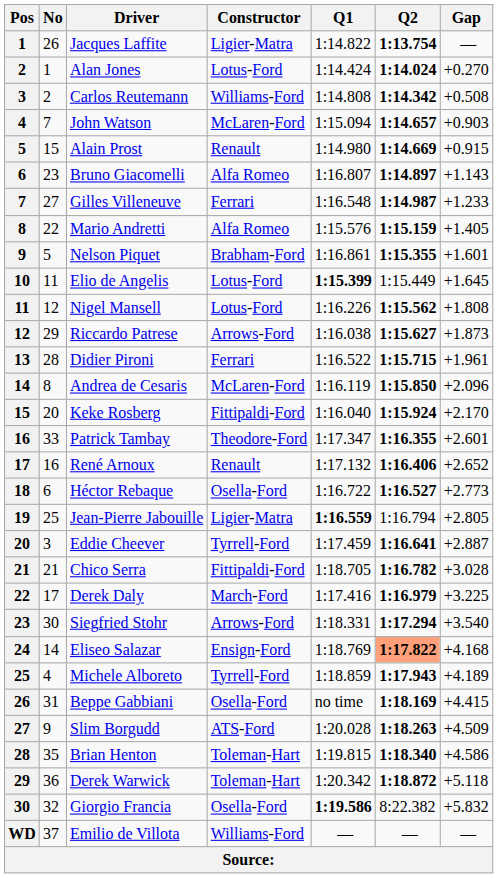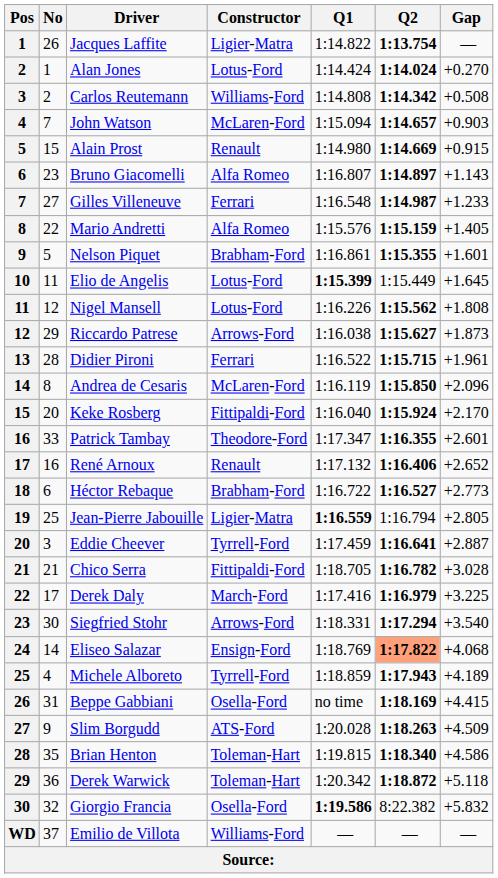(249, 491) Osella-Ford -> (258, 491) Brabham-Ford
(466, 649) +4.168 -> (466, 649) +4.068
